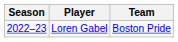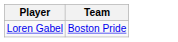- column: (27, 12)
